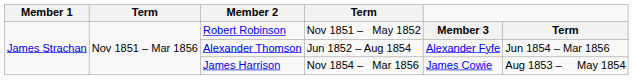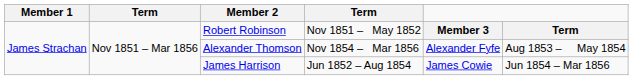(359, 48) Jun 1852 – Aug 1854 -> (363, 48) Nov 1854 – Mar 1856
(557, 48) Jun 1854 – Mar 1856 -> (565, 48) Aug 1853 – May 1854
(363, 65) Nov 1854 – Mar 1856 -> (359, 65) Jun 1852 – Aug 1854
(565, 65) Aug 1853 – May 1854 -> (557, 65) Jun 1854 – Mar 1856
